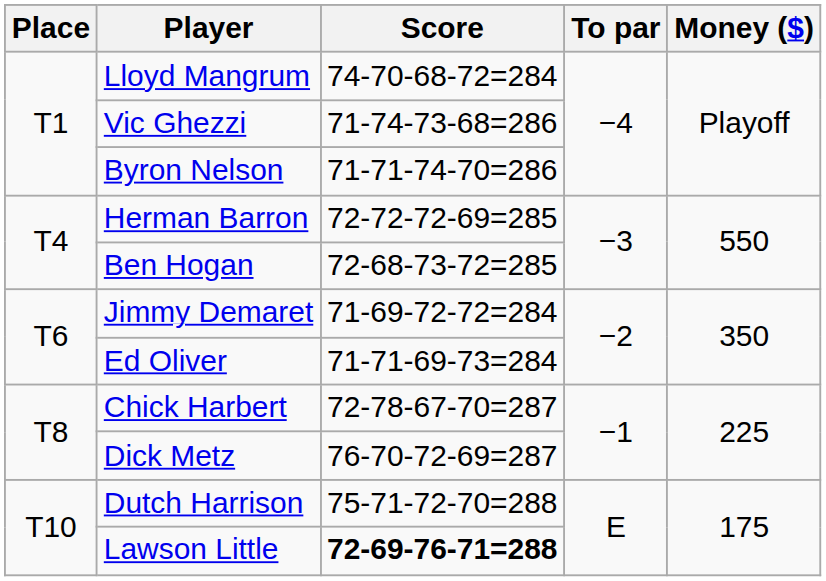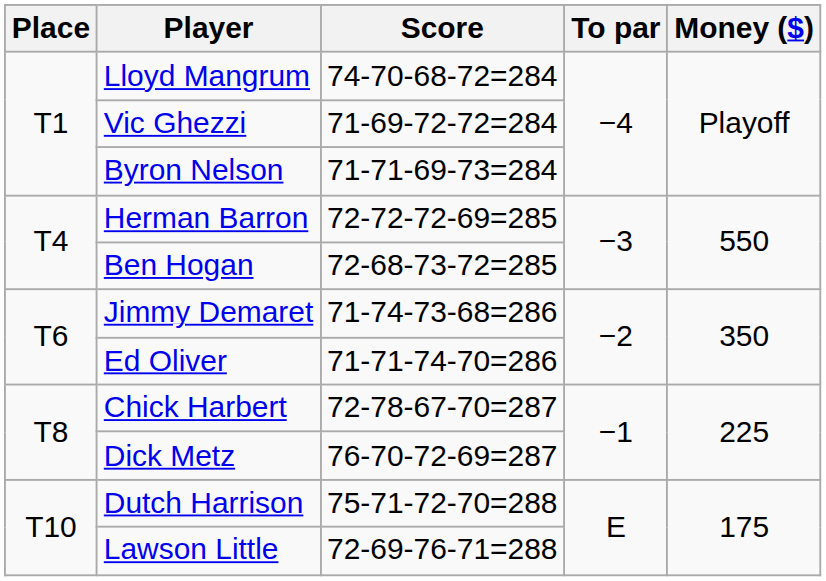(442, 123) 71-74-73-68=286 -> (442, 123) 71-69-72-72=284
(442, 170) 71-71-74-70=286 -> (442, 170) 71-71-69-73=284
(442, 312) 71-69-72-72=284 -> (442, 312) 71-74-73-68=286
(442, 360) 71-71-69-73=284 -> (442, 360) 71-71-74-70=286
(442, 550) bold -> (442, 550) normal
